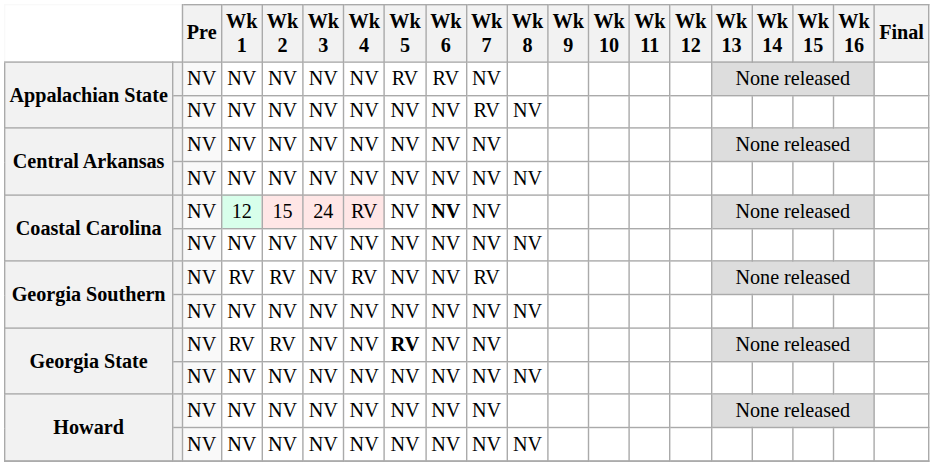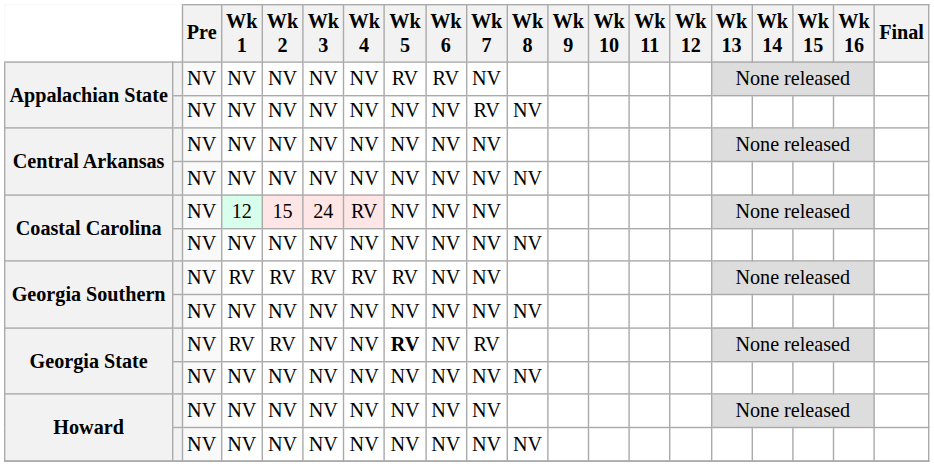(446, 211) bold -> (446, 211) normal
(323, 278) NV -> (323, 278) RV
(405, 278) NV -> (405, 278) RV
(487, 278) RV -> (487, 278) NV
(487, 344) NV -> (487, 344) RV
